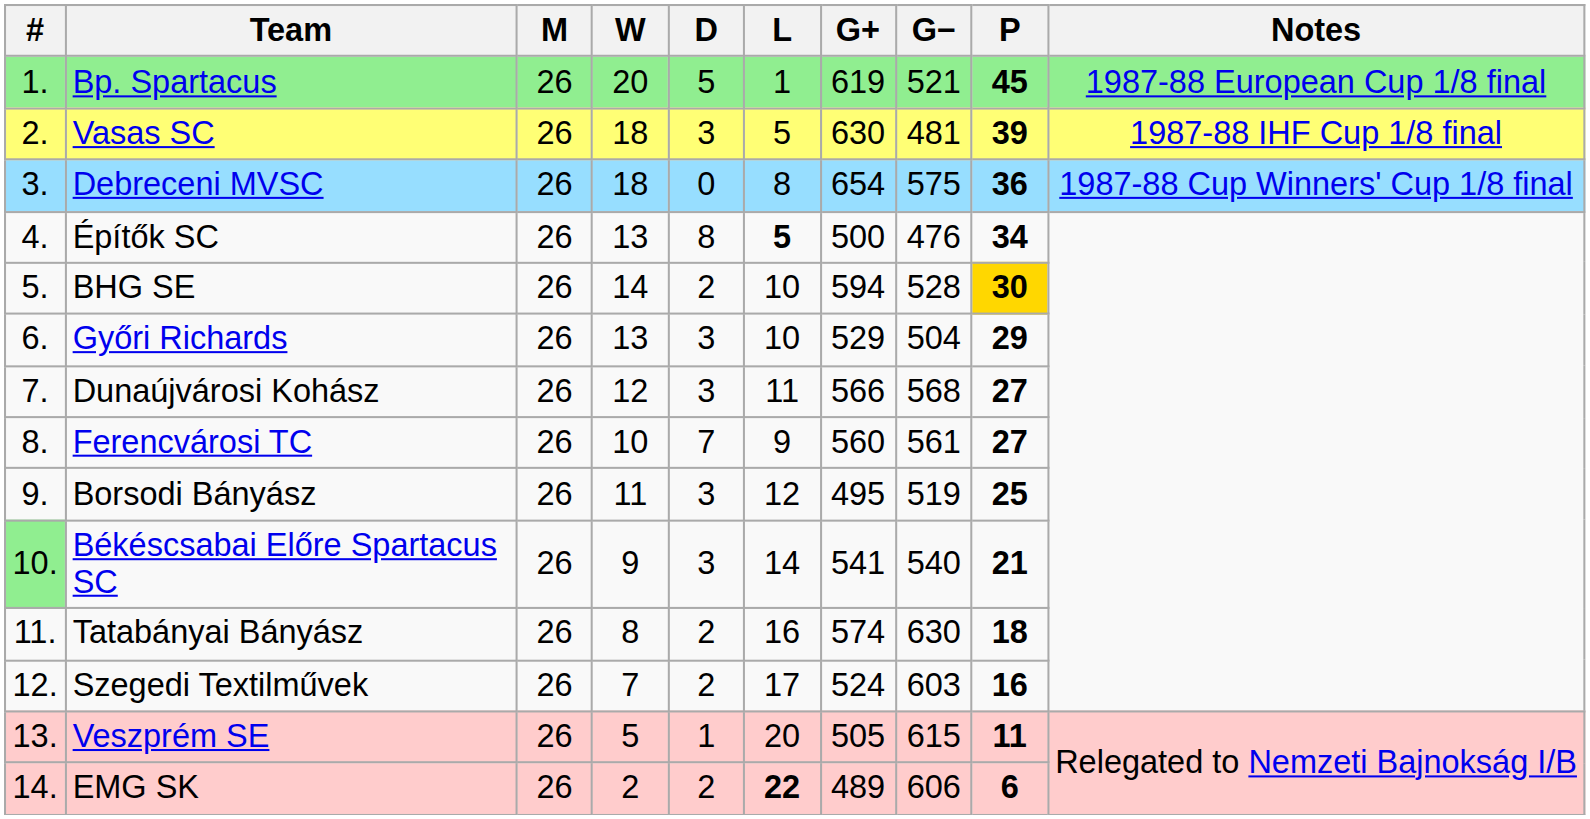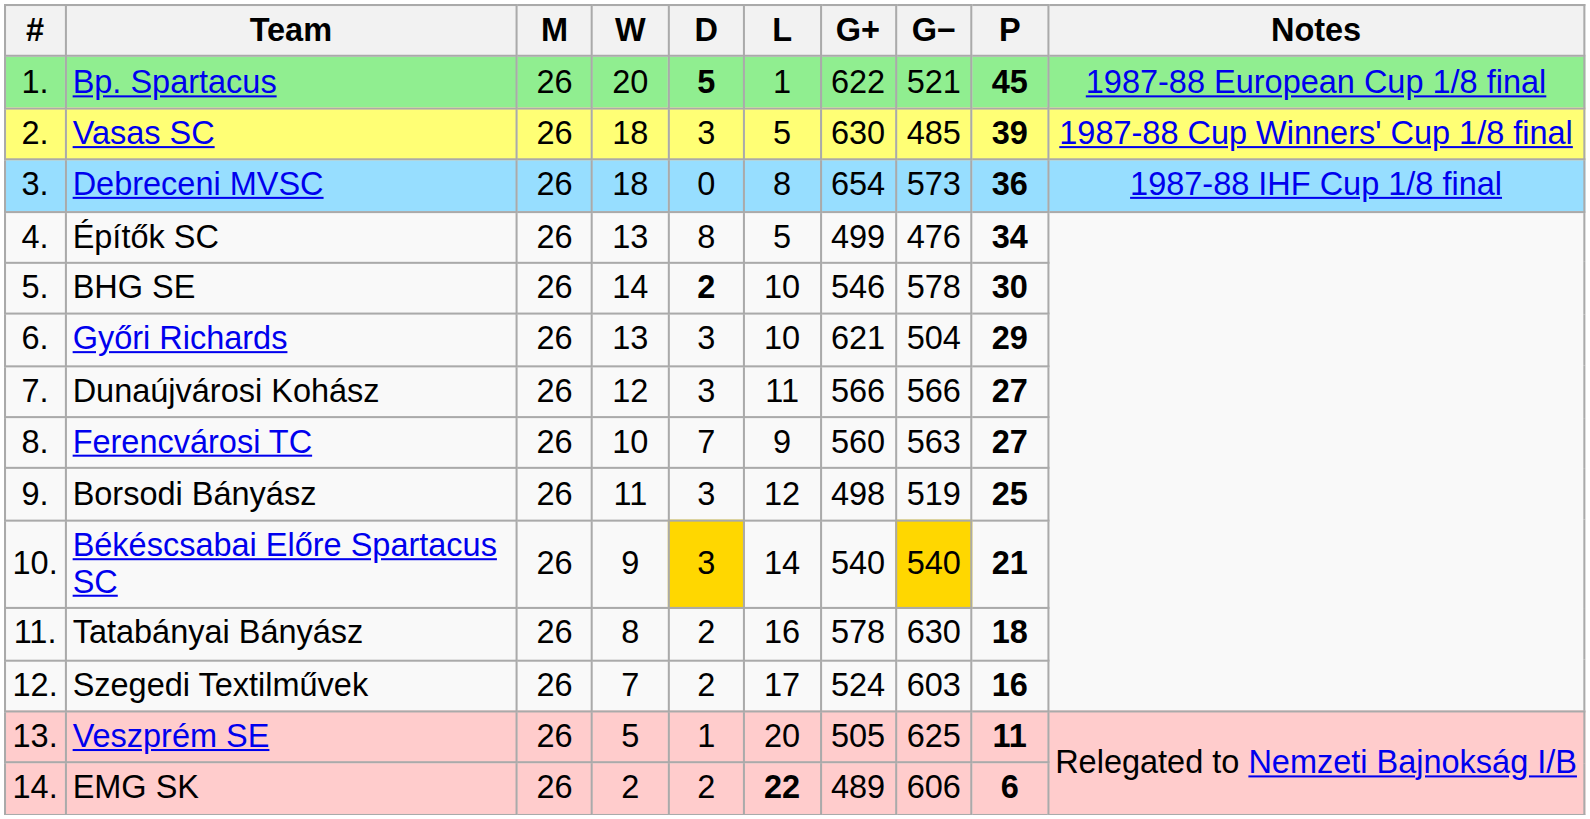(706, 81) normal -> (706, 81) bold
(858, 81) 619 -> (858, 81) 622
(934, 133) 481 -> (934, 133) 485
(1316, 133) 1987-88 IHF Cup 1/8 final -> (1316, 133) 1987-88 Cup Winners' Cup 1/8 final
(934, 184) 575 -> (934, 184) 573
(1316, 184) 1987-88 Cup Winners' Cup 1/8 final -> (1316, 184) 1987-88 IHF Cup 1/8 final
(782, 236) bold -> (782, 236) normal
(858, 236) 500 -> (858, 236) 499
(706, 287) normal -> (706, 287) bold
(858, 287) 594 -> (858, 287) 546
(934, 287) 528 -> (934, 287) 578
(1010, 287) gold background -> (1010, 287) no background
(858, 339) 529 -> (858, 339) 621
(934, 390) 568 -> (934, 390) 566
(934, 442) 561 -> (934, 442) 563
(858, 493) 495 -> (858, 493) 498
(35, 563) lightgreen background -> (35, 563) no background
(706, 563) no background -> (706, 563) gold background
(858, 563) 541 -> (858, 563) 540
(934, 563) no background -> (934, 563) gold background
(858, 633) 574 -> (858, 633) 578
(934, 736) 615 -> (934, 736) 625
